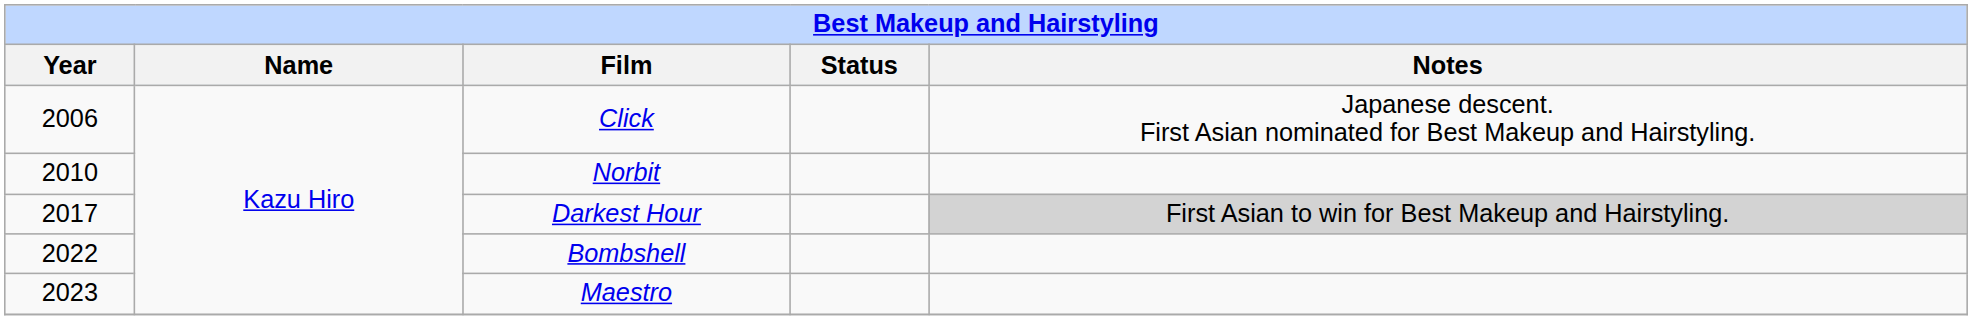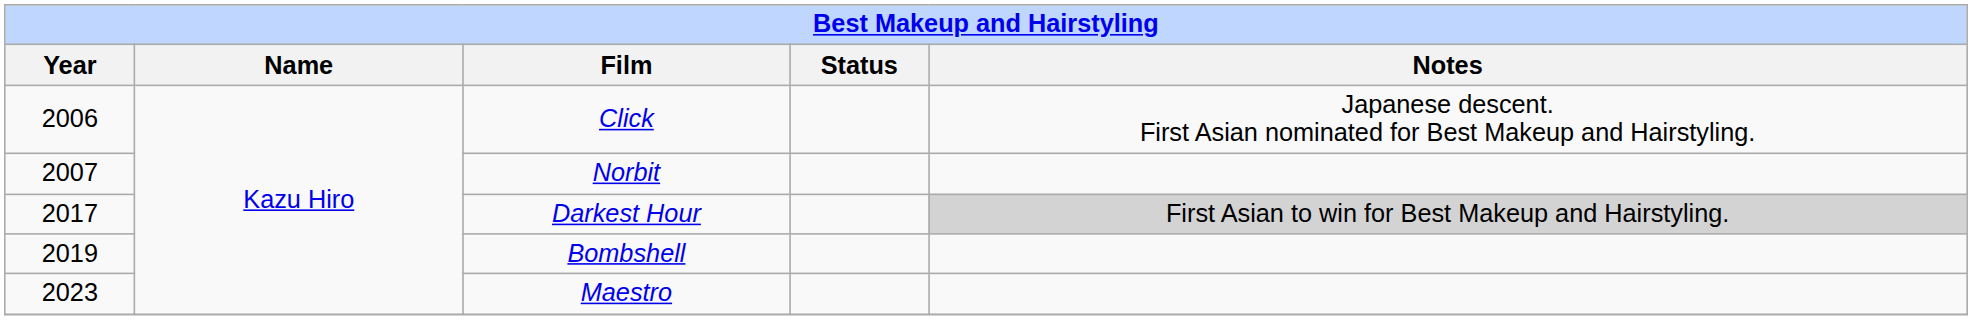(70, 173) 2010 -> (70, 173) 2007
(70, 253) 2022 -> (70, 253) 2019
